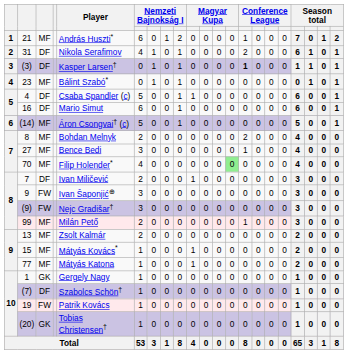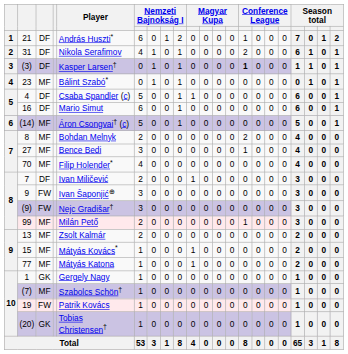(45, 38) MF -> (45, 38) DF
(232, 164) lightgreen background -> (232, 164) no background
(45, 291) DF -> (45, 291) MF
